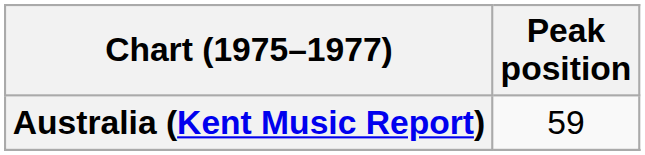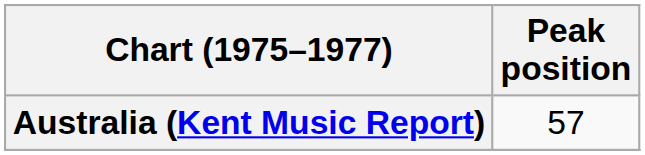(566, 122) 59 -> (566, 122) 57
